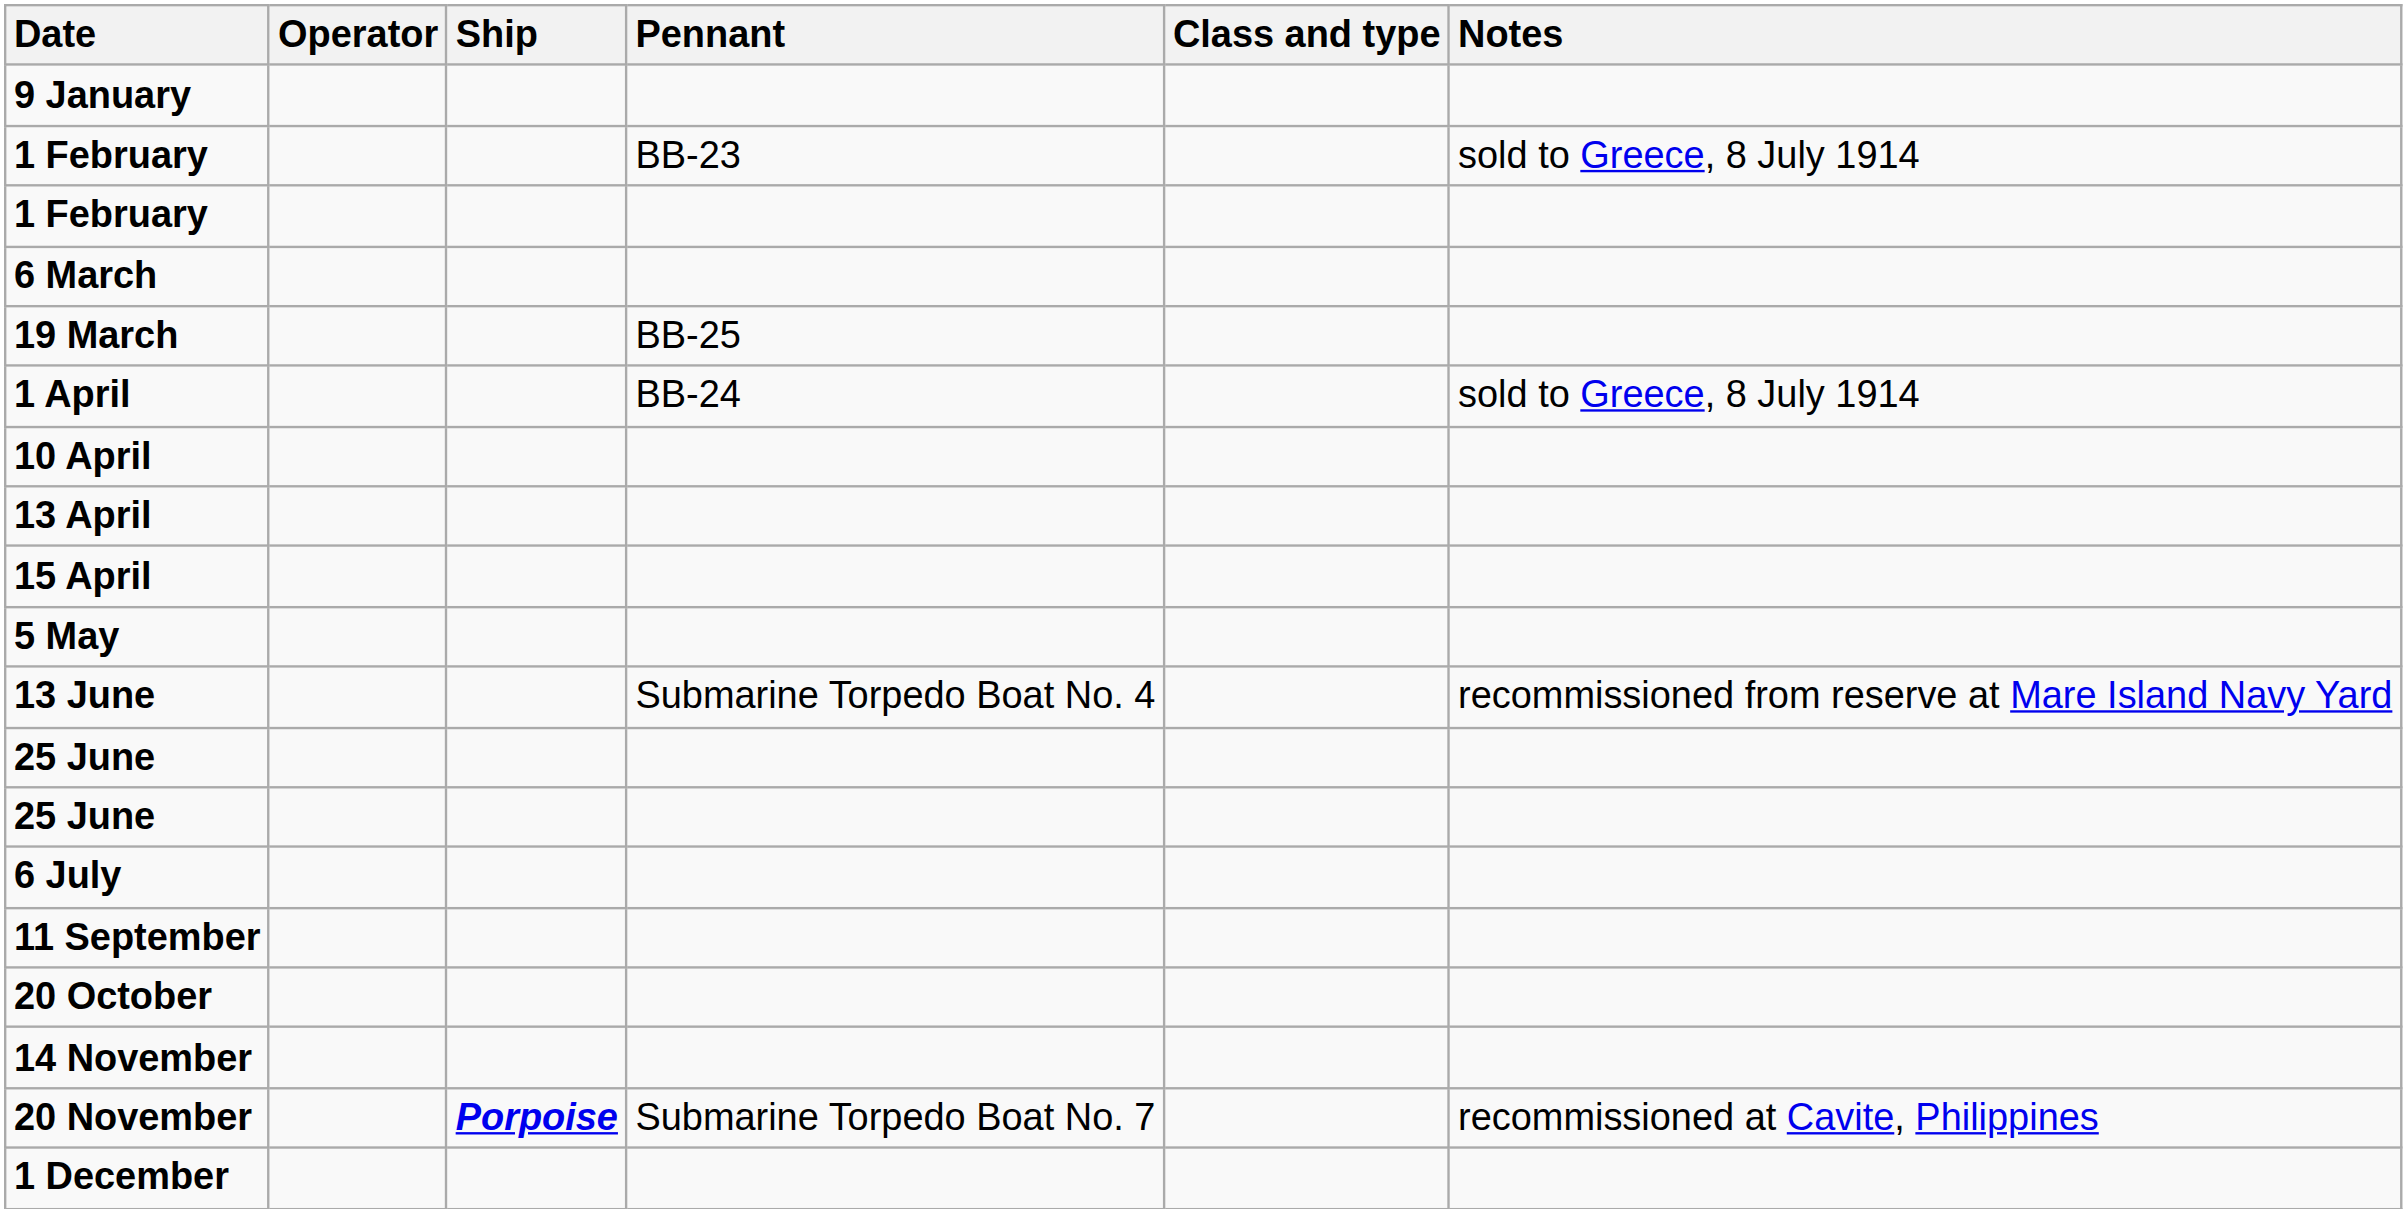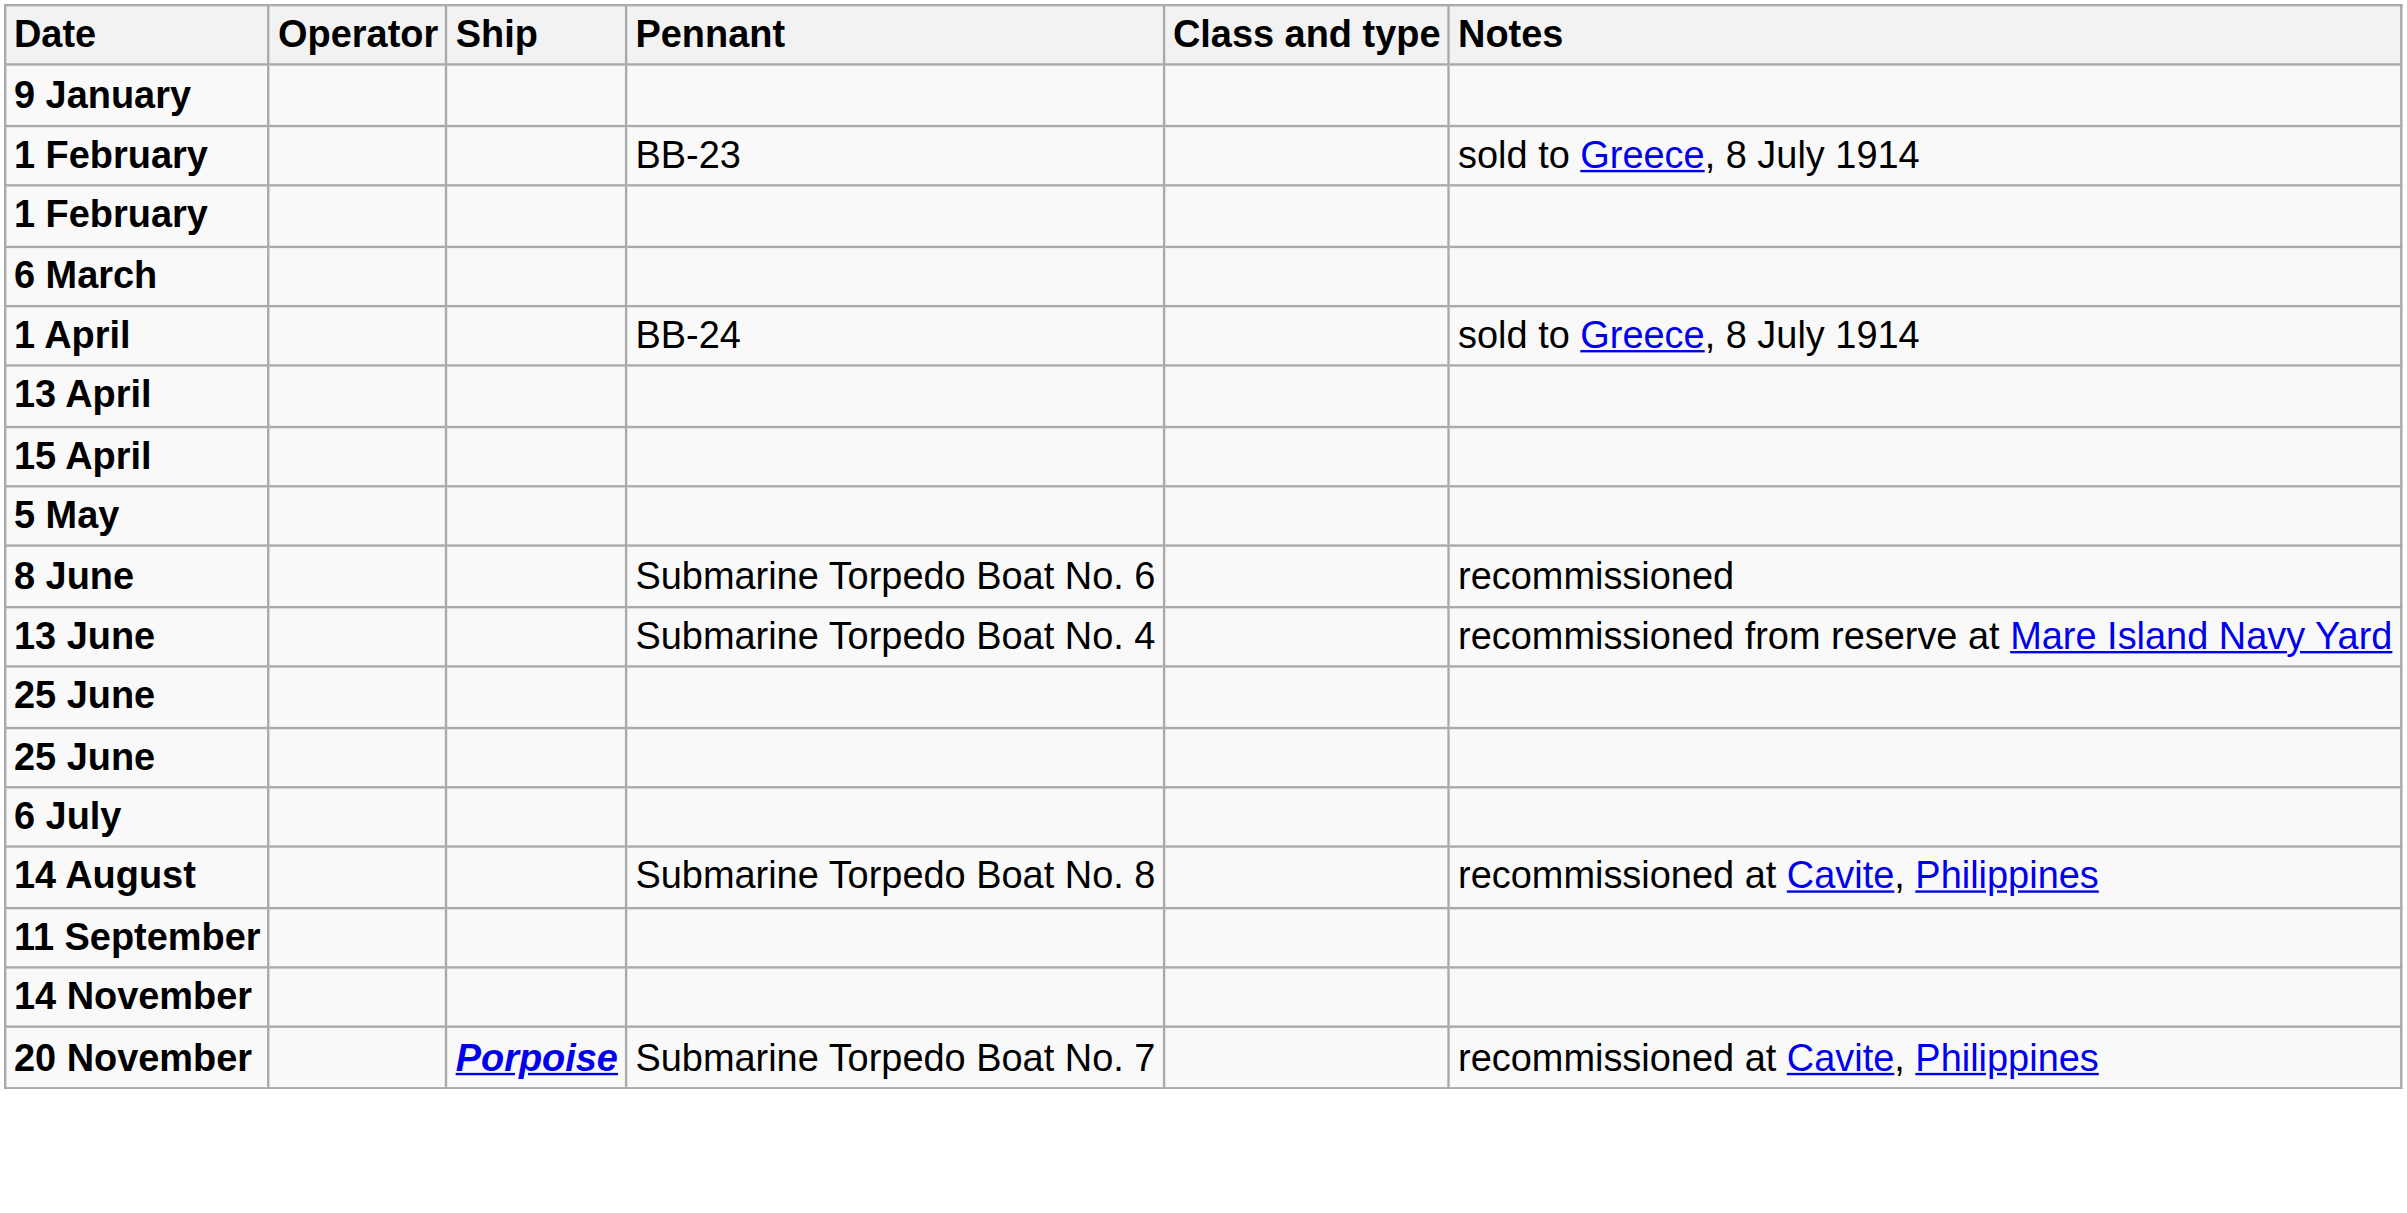- row: (96, 335)
- row: (83, 455)
+ row: (74, 575)
+ row: (105, 876)
- row: (113, 996)
- row: (121, 1177)
